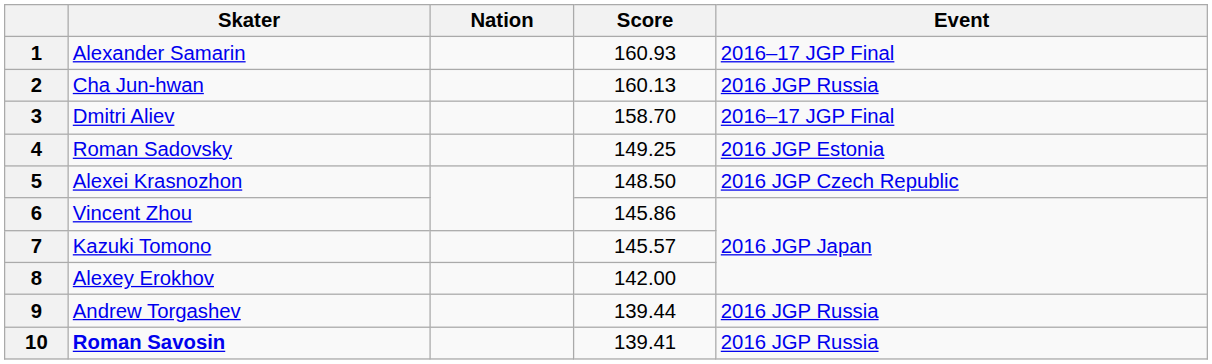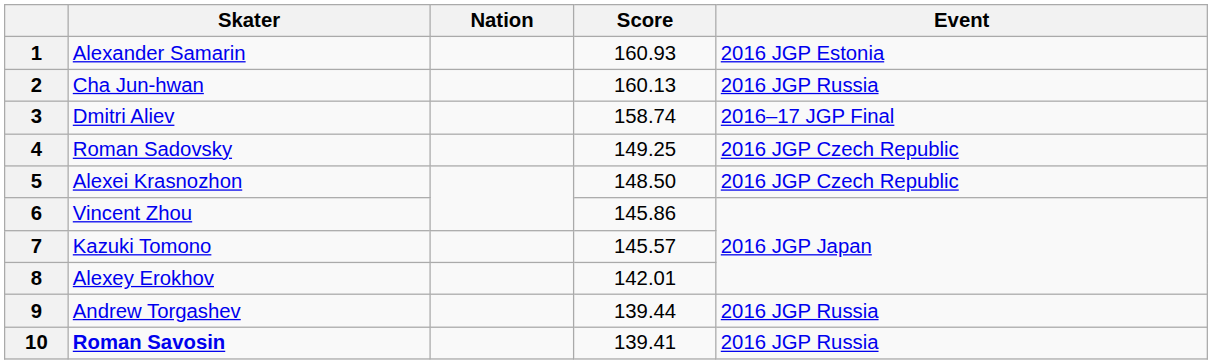(808, 52) 2016–17 JGP Final -> (802, 52) 2016 JGP Estonia
(645, 117) 158.70 -> (645, 117) 158.74
(802, 149) 2016 JGP Estonia -> (840, 149) 2016 JGP Czech Republic
(645, 278) 142.00 -> (645, 278) 142.01
